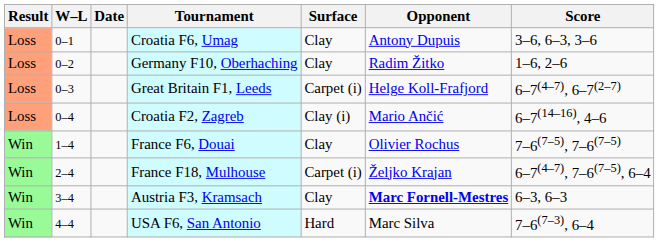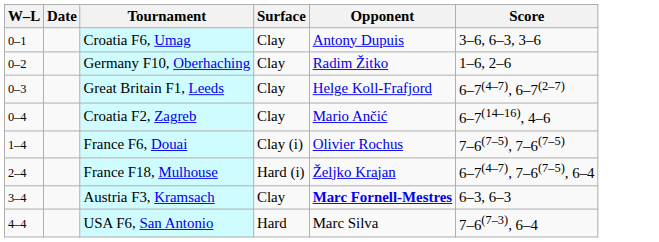- column: (28, 16)
(333, 89) Carpet (i) -> (271, 89) Clay
(327, 116) Clay (i) -> (271, 116) Clay
(318, 144) Clay -> (280, 144) Clay (i)
(333, 171) Carpet (i) -> (281, 171) Hard (i)
